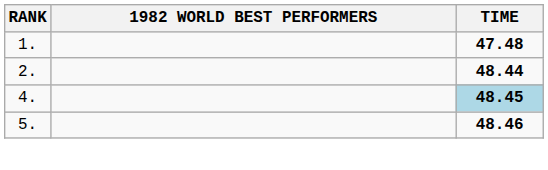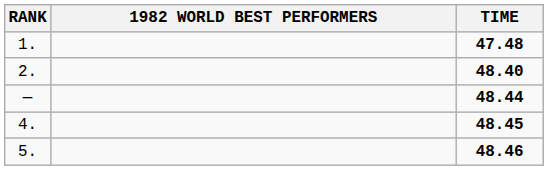(500, 71) 48.44 -> (500, 71) 48.40
+ row: (28, 98)
(500, 98) lightblue background -> (500, 125) no background
